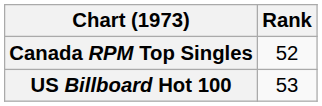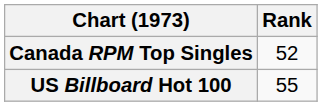(287, 85) 53 -> (287, 85) 55
